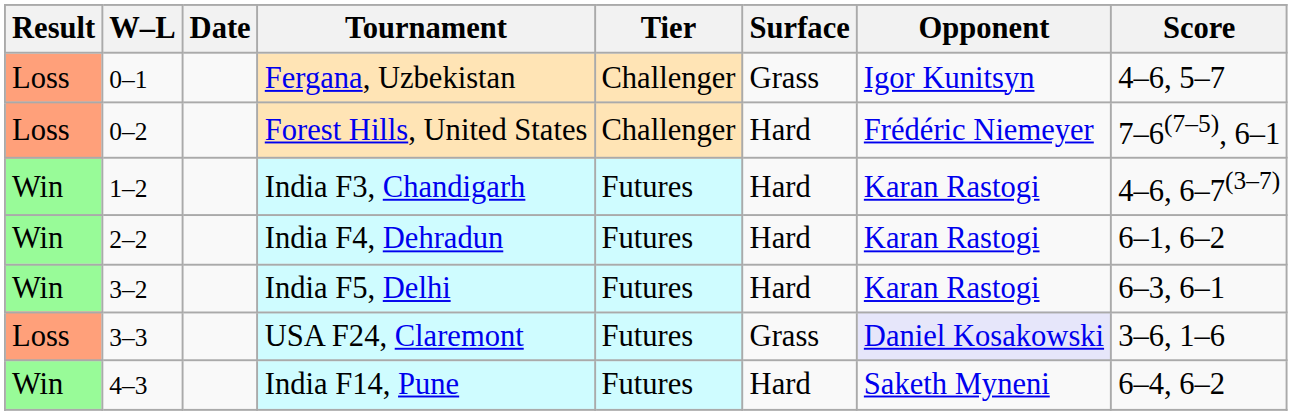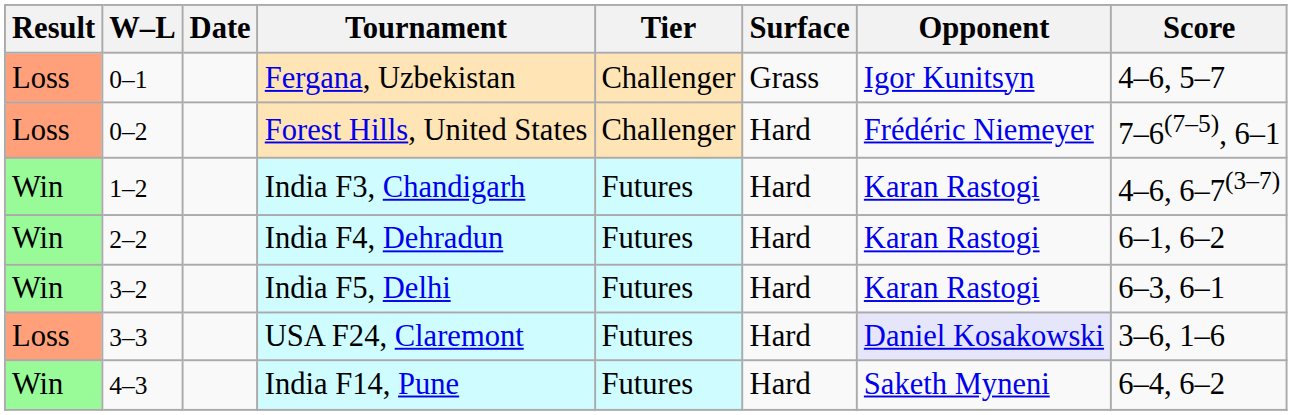(784, 336) Grass -> (780, 336) Hard
